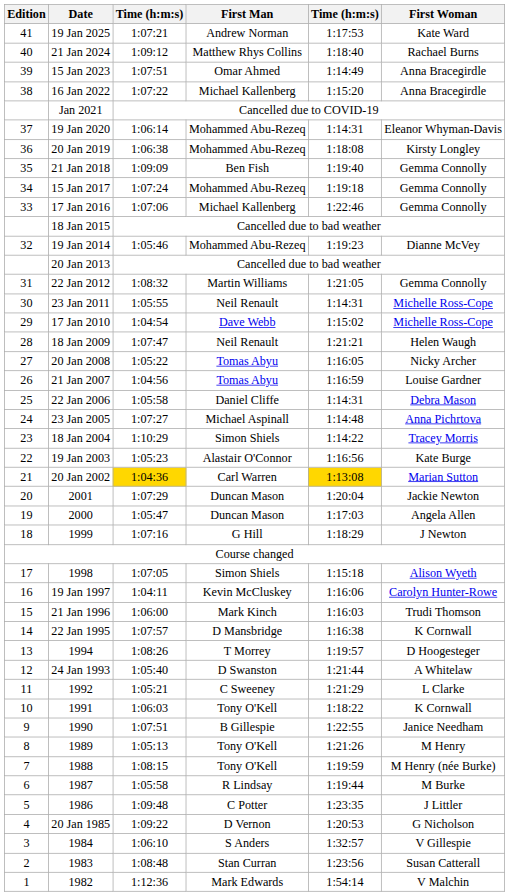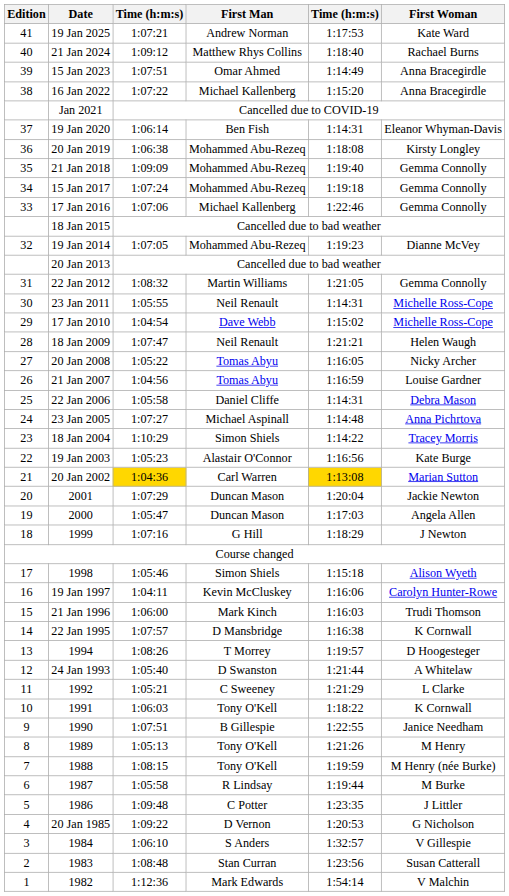(247, 129) Mohammed Abu-Rezeq -> (247, 129) Ben Fish
(247, 168) Ben Fish -> (247, 168) Mohammed Abu-Rezeq
(150, 245) 1:05:46 -> (150, 245) 1:07:05
(150, 573) 1:07:05 -> (150, 573) 1:05:46
